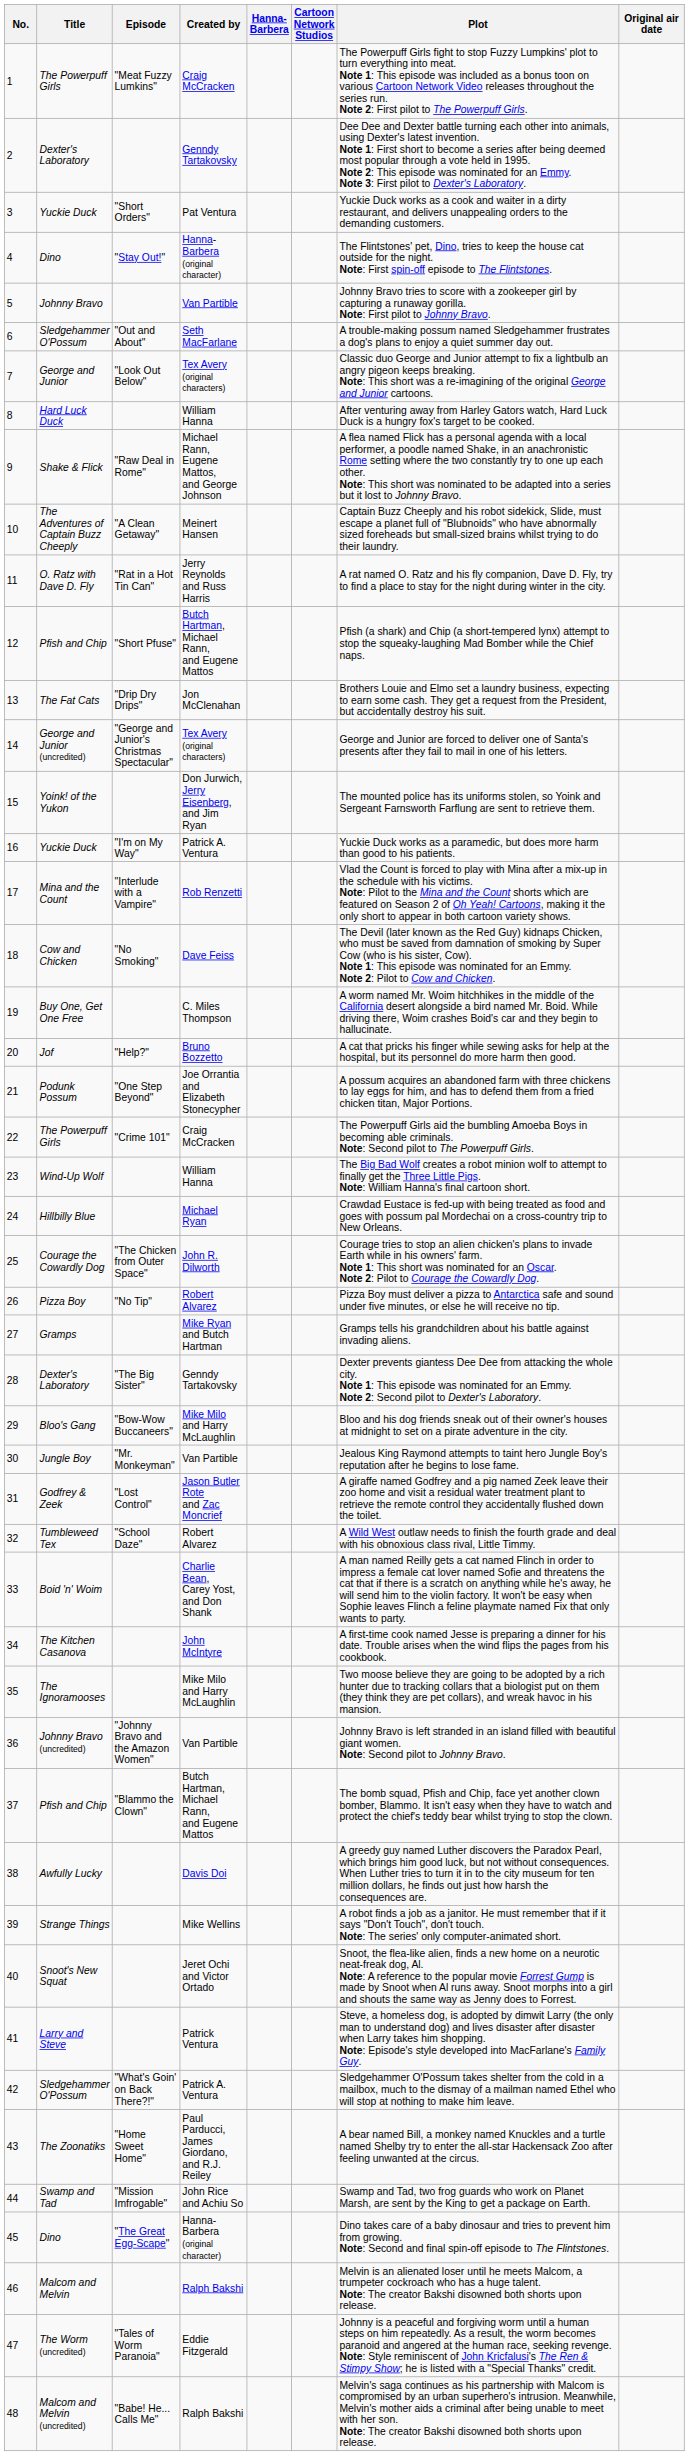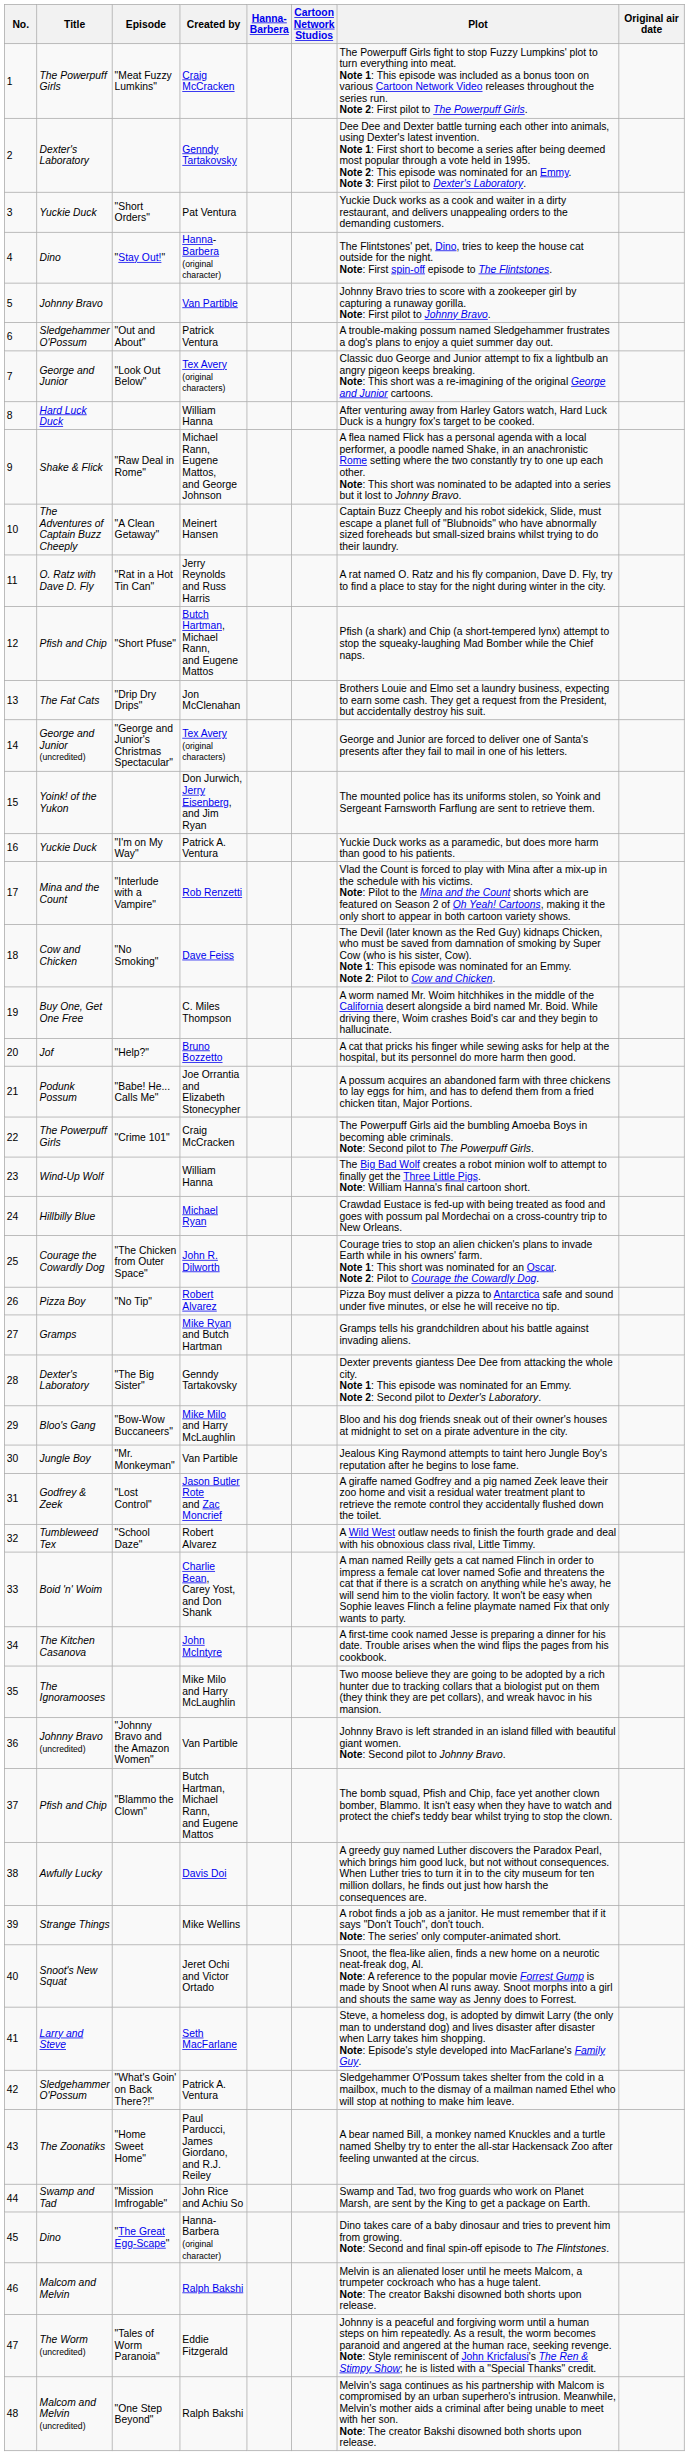(210, 337) Seth MacFarlane -> (200, 337) Patrick Ventura
(138, 1092) "One Step Beyond" -> (142, 1092) "Babe! He... Calls Me"
(200, 2039) Patrick Ventura -> (210, 2039) Seth MacFarlane
(142, 2414) "Babe! He... Calls Me" -> (138, 2414) "One Step Beyond"
